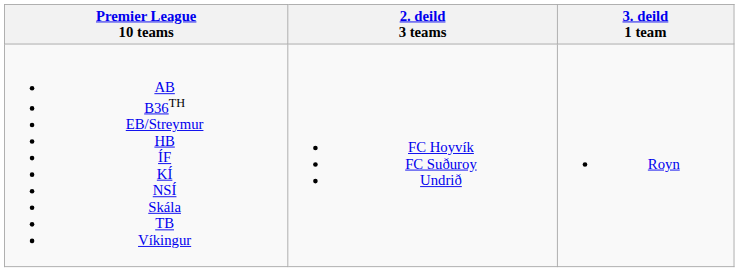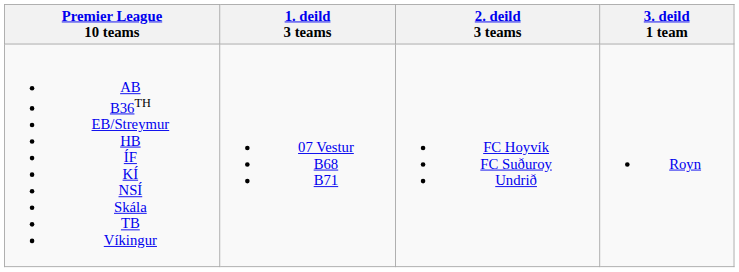+ column: (308, 24)
